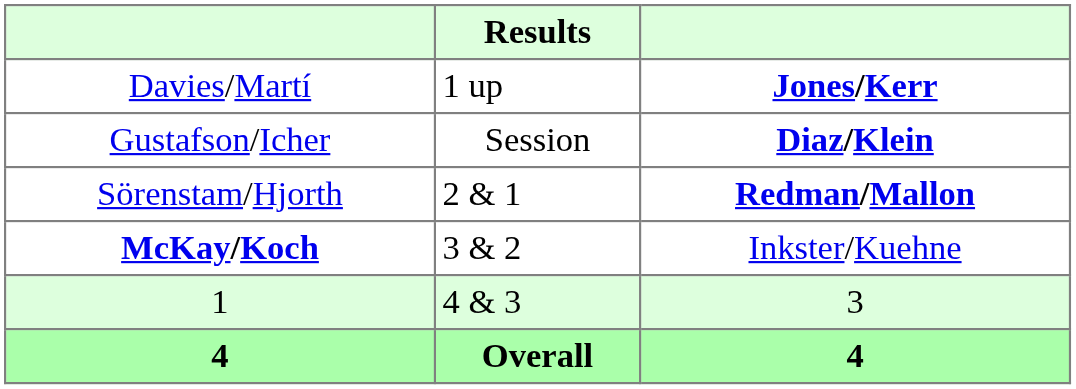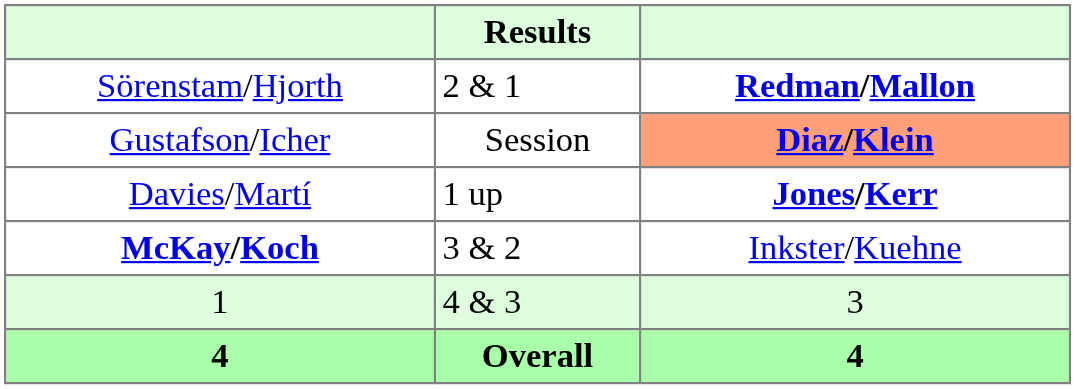rows swapped: (220, 85) <-> (220, 193)
(855, 139) no background -> (855, 139) lightsalmon background
